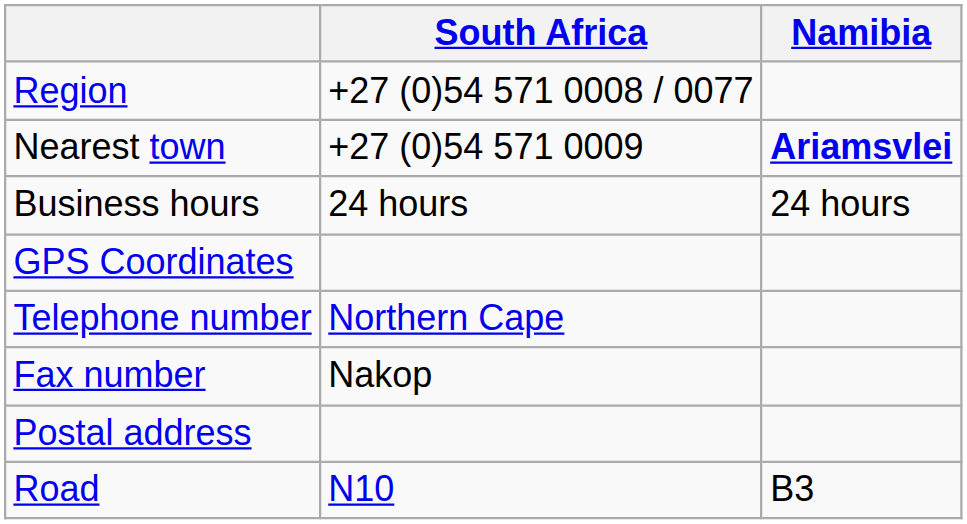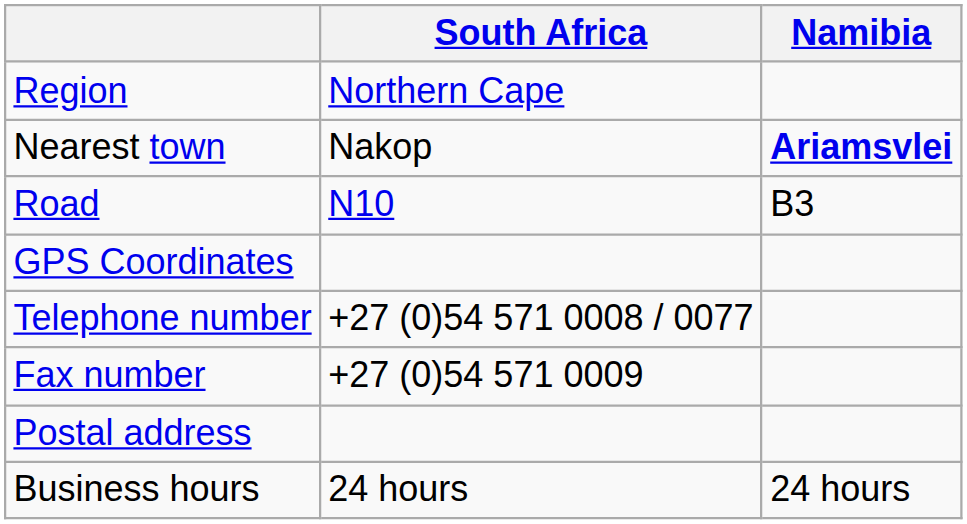(541, 90) +27 (0)54 571 0008 / 0077 -> (446, 90) Northern Cape
(486, 147) +27 (0)54 571 0009 -> (380, 147) Nakop
rows swapped: (56, 489) <-> (136, 204)
(446, 318) Northern Cape -> (541, 318) +27 (0)54 571 0008 / 0077
(380, 375) Nakop -> (486, 375) +27 (0)54 571 0009
